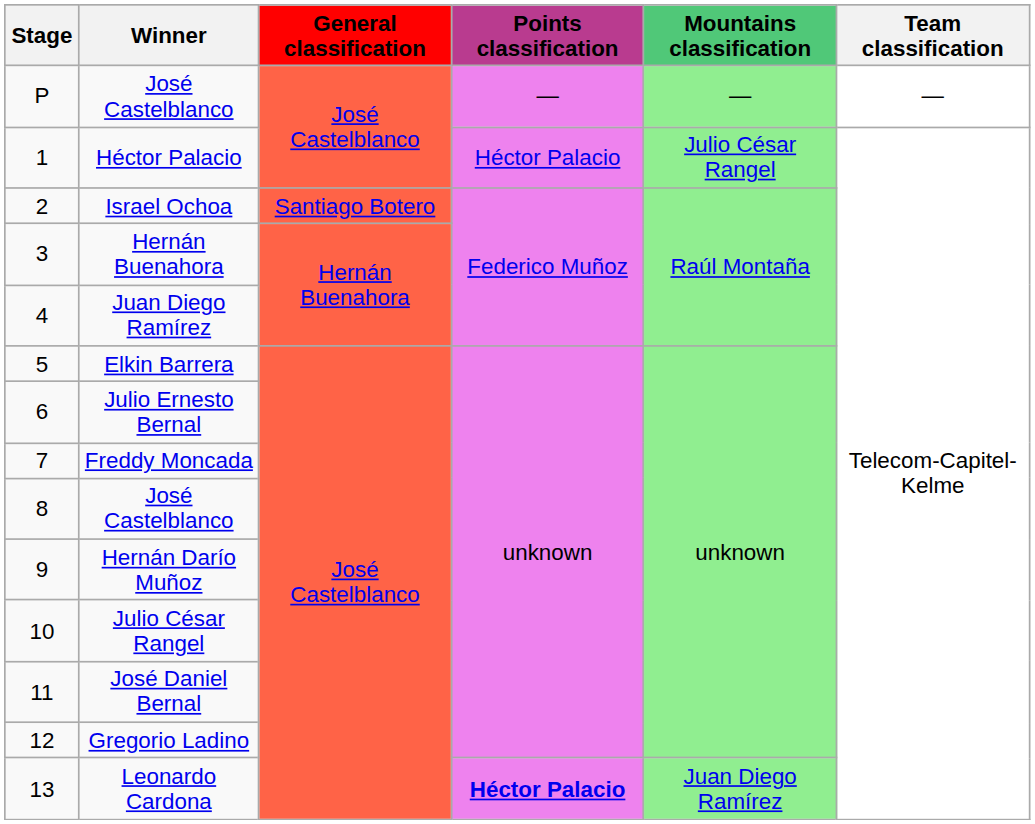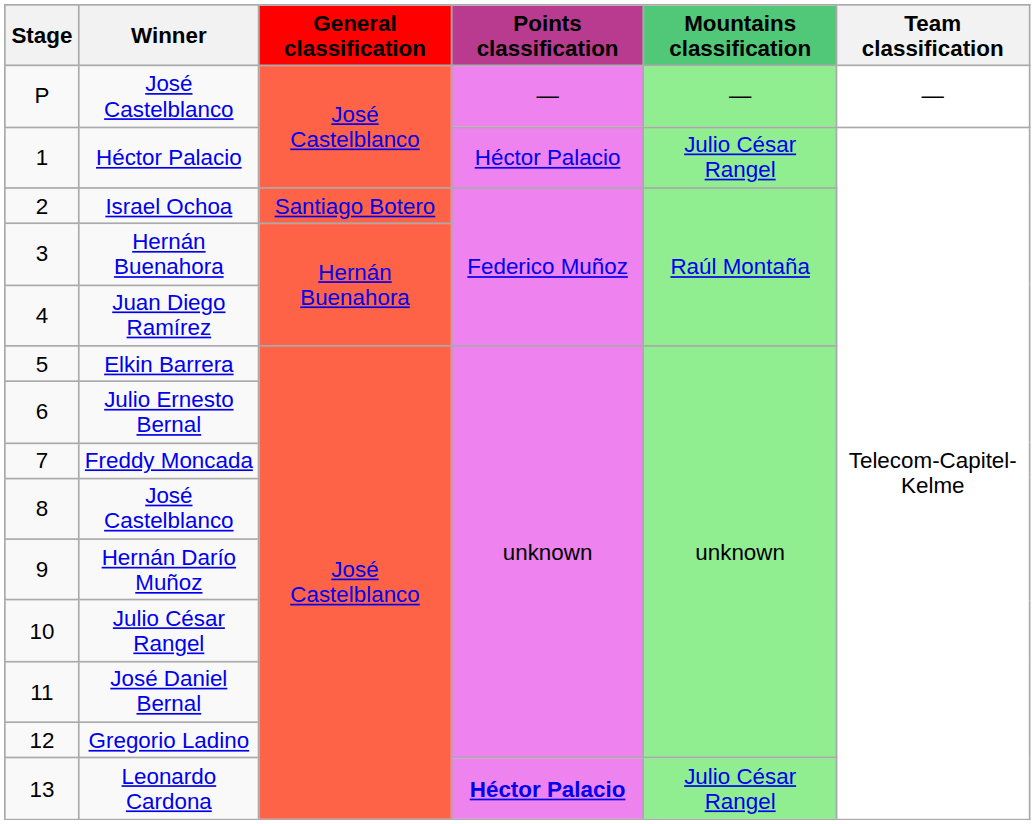(740, 789) Juan Diego Ramírez -> (740, 789) Julio César Rangel
